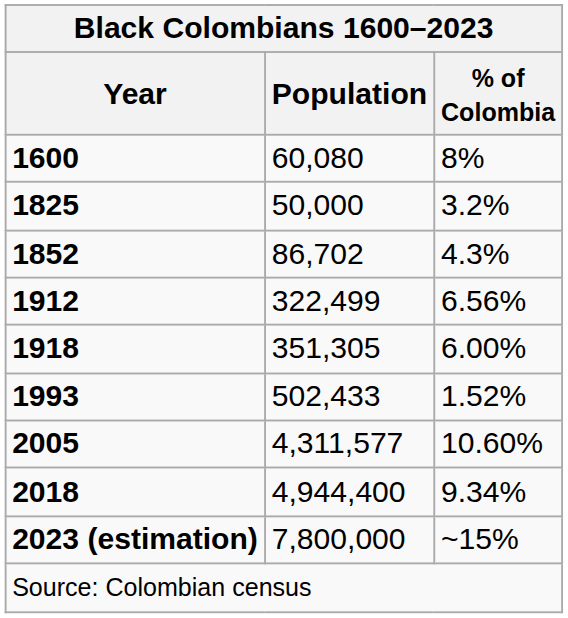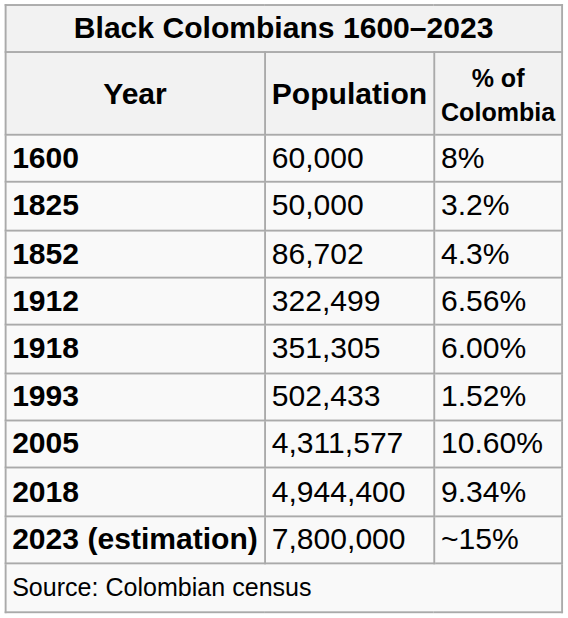(318, 157) 60,080 -> (318, 157) 60,000
